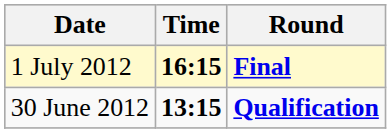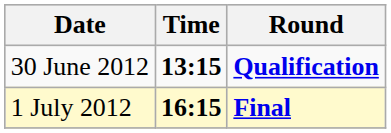rows swapped: (80, 107) <-> (71, 66)
